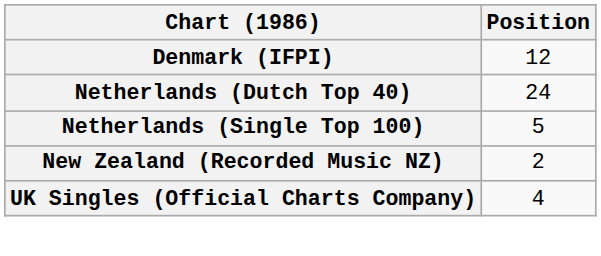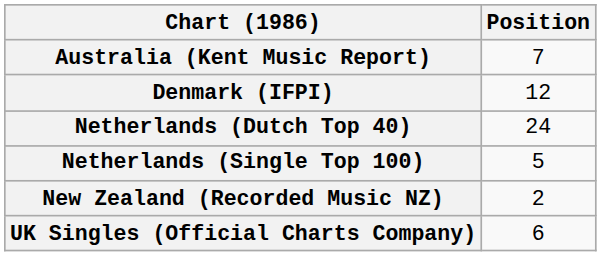+ row: (243, 58)
(538, 198) 4 -> (538, 233) 6
